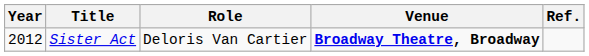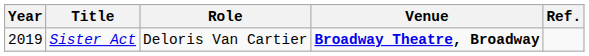(25, 40) 2012 -> (25, 40) 2019
